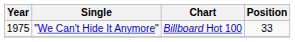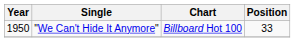(18, 28) 1975 -> (18, 28) 1950
